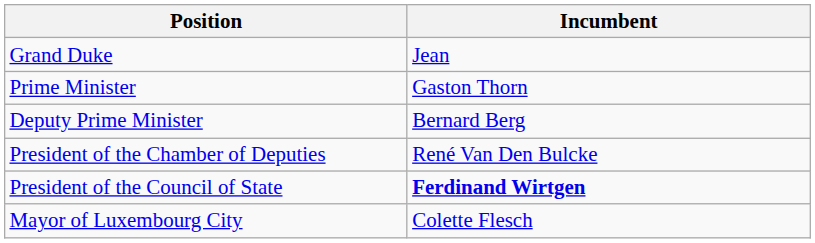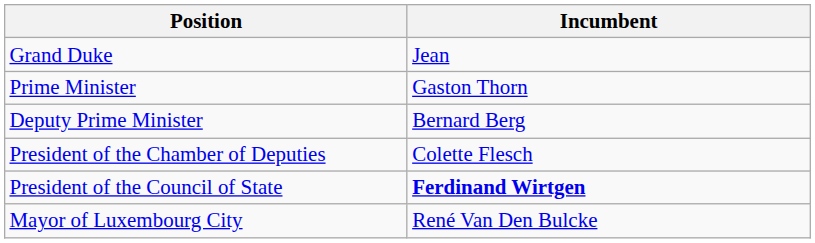(505, 154) René Van Den Bulcke -> (472, 154) Colette Flesch
(472, 220) Colette Flesch -> (505, 220) René Van Den Bulcke
